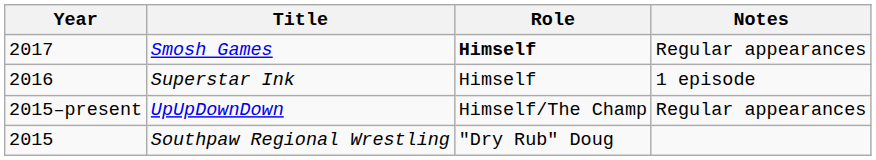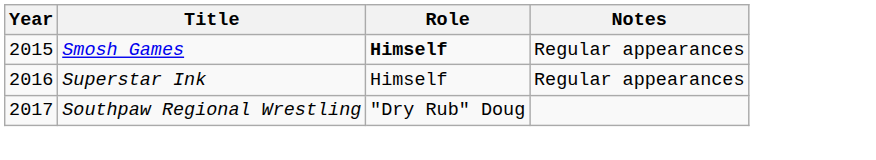(31, 50) 2017 -> (31, 50) 2015
(706, 80) 1 episode -> (639, 80) Regular appearances
- row: (217, 110)
(31, 140) 2015 -> (31, 110) 2017
